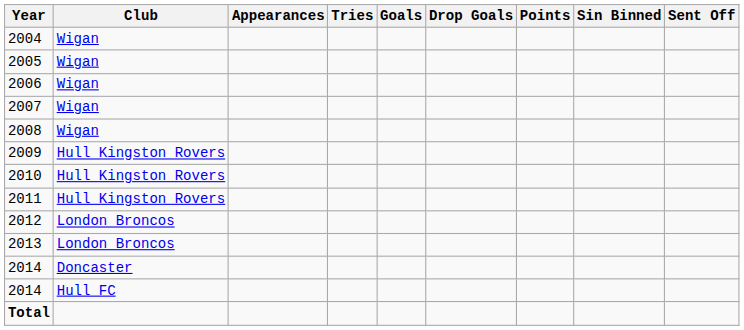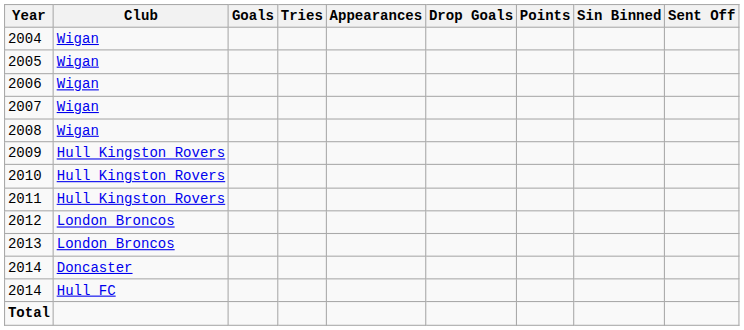columns swapped: (278, 16) <-> (401, 16)
